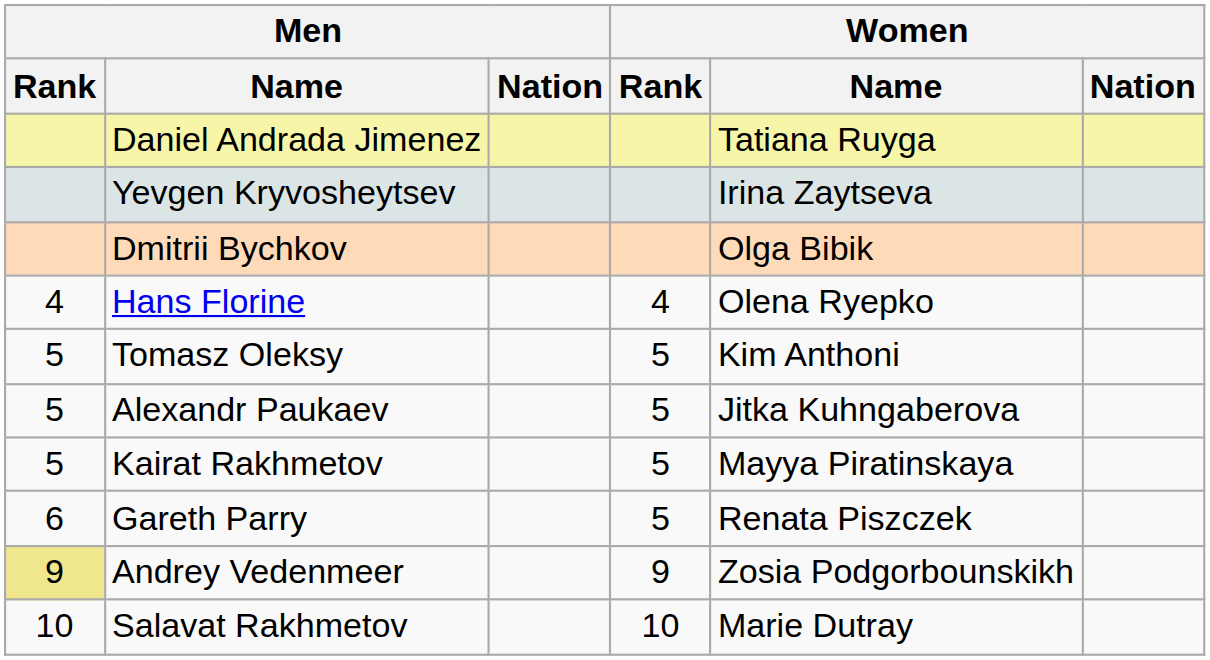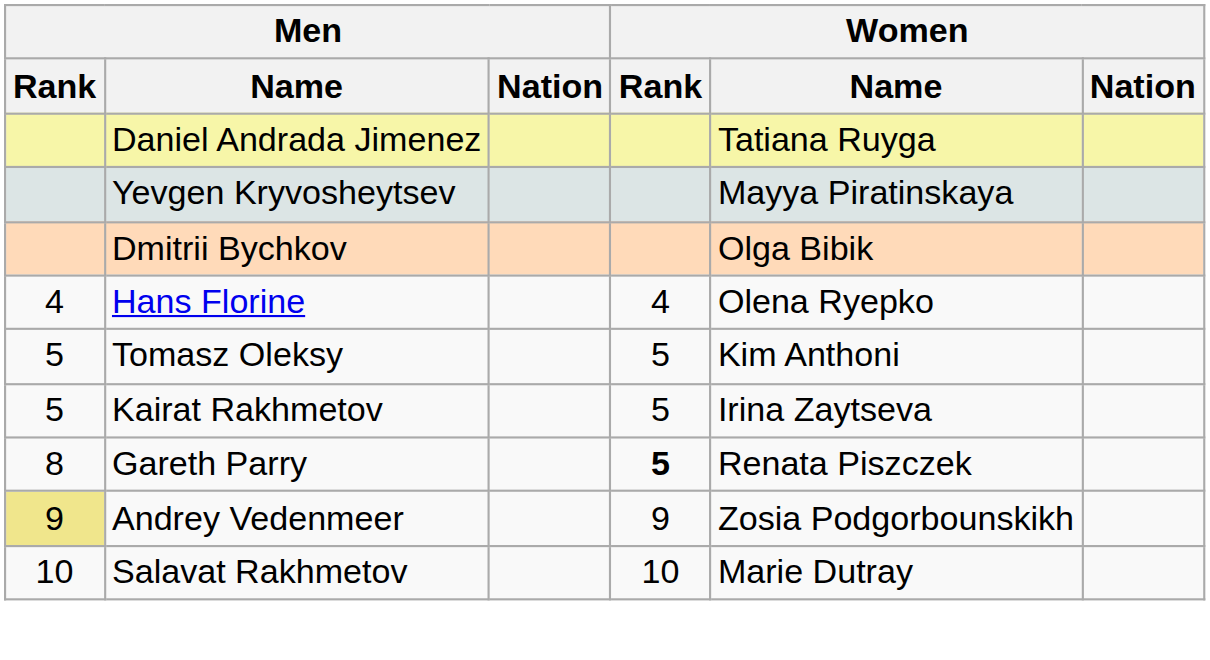(825, 193) Irina Zaytseva -> (866, 193) Mayya Piratinskaya
- row: (250, 409)
(866, 463) Mayya Piratinskaya -> (825, 409) Irina Zaytseva
(55, 517) 6 -> (55, 463) 8
(661, 517) normal -> (661, 463) bold
